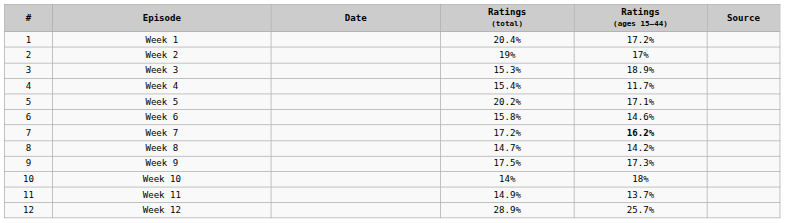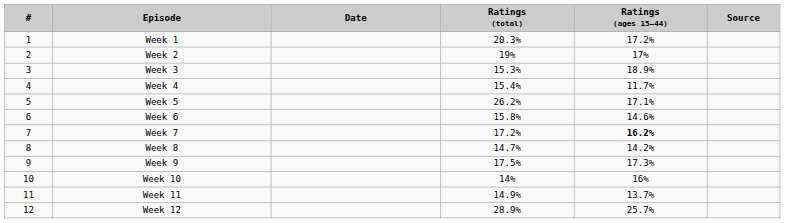(507, 39) 20.4% -> (507, 39) 20.3%
(507, 101) 20.2% -> (507, 101) 26.2%
(640, 179) 18% -> (640, 179) 16%
